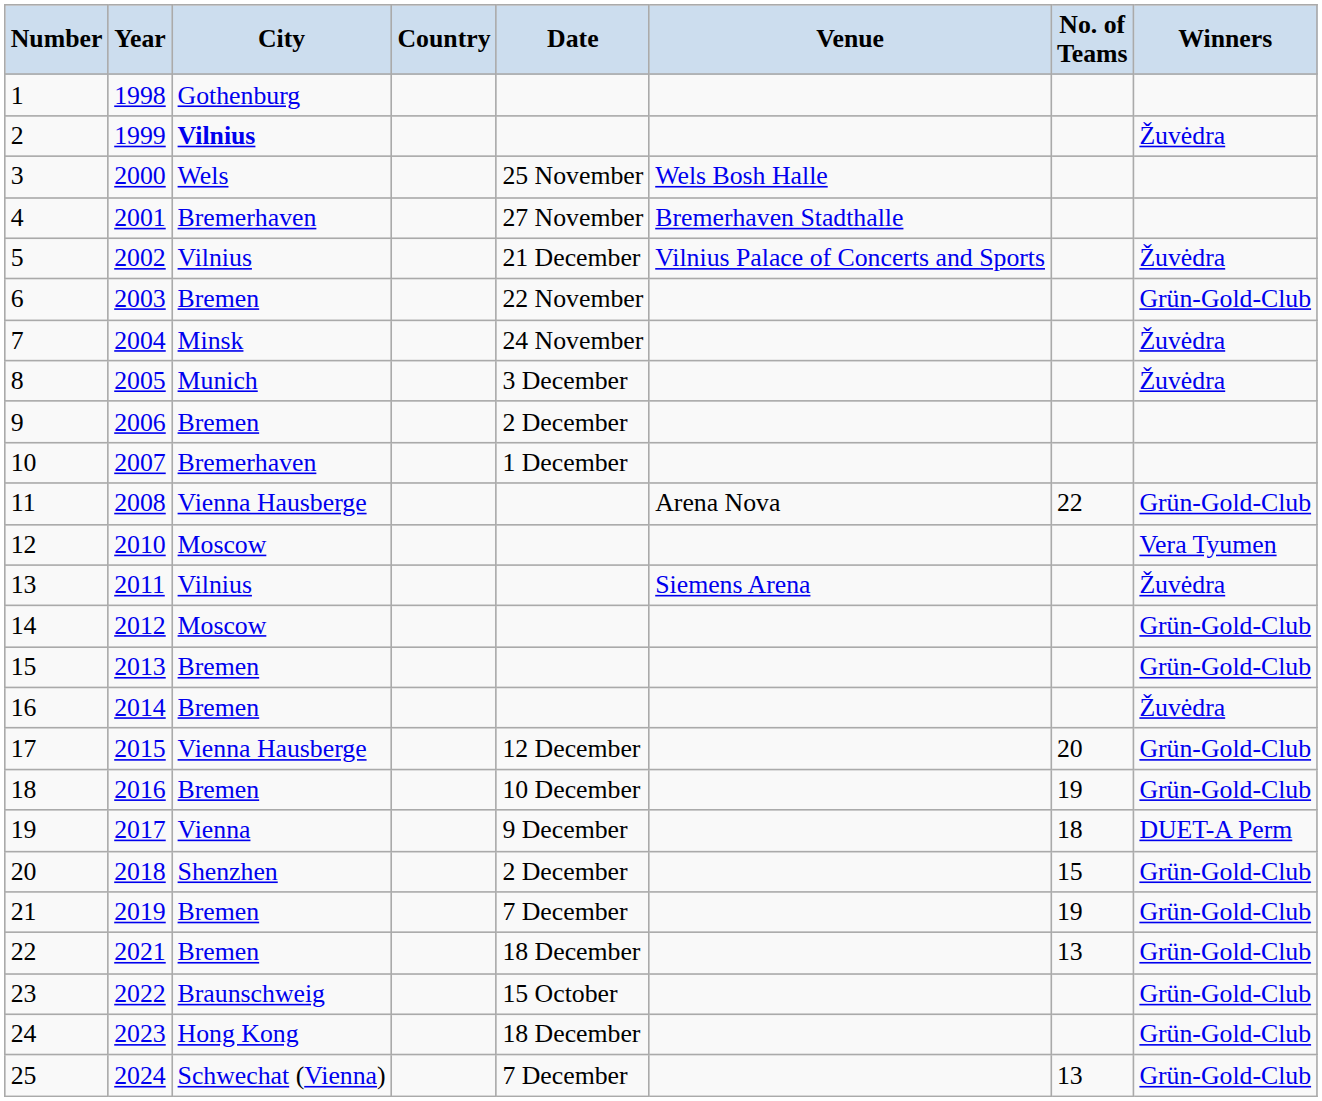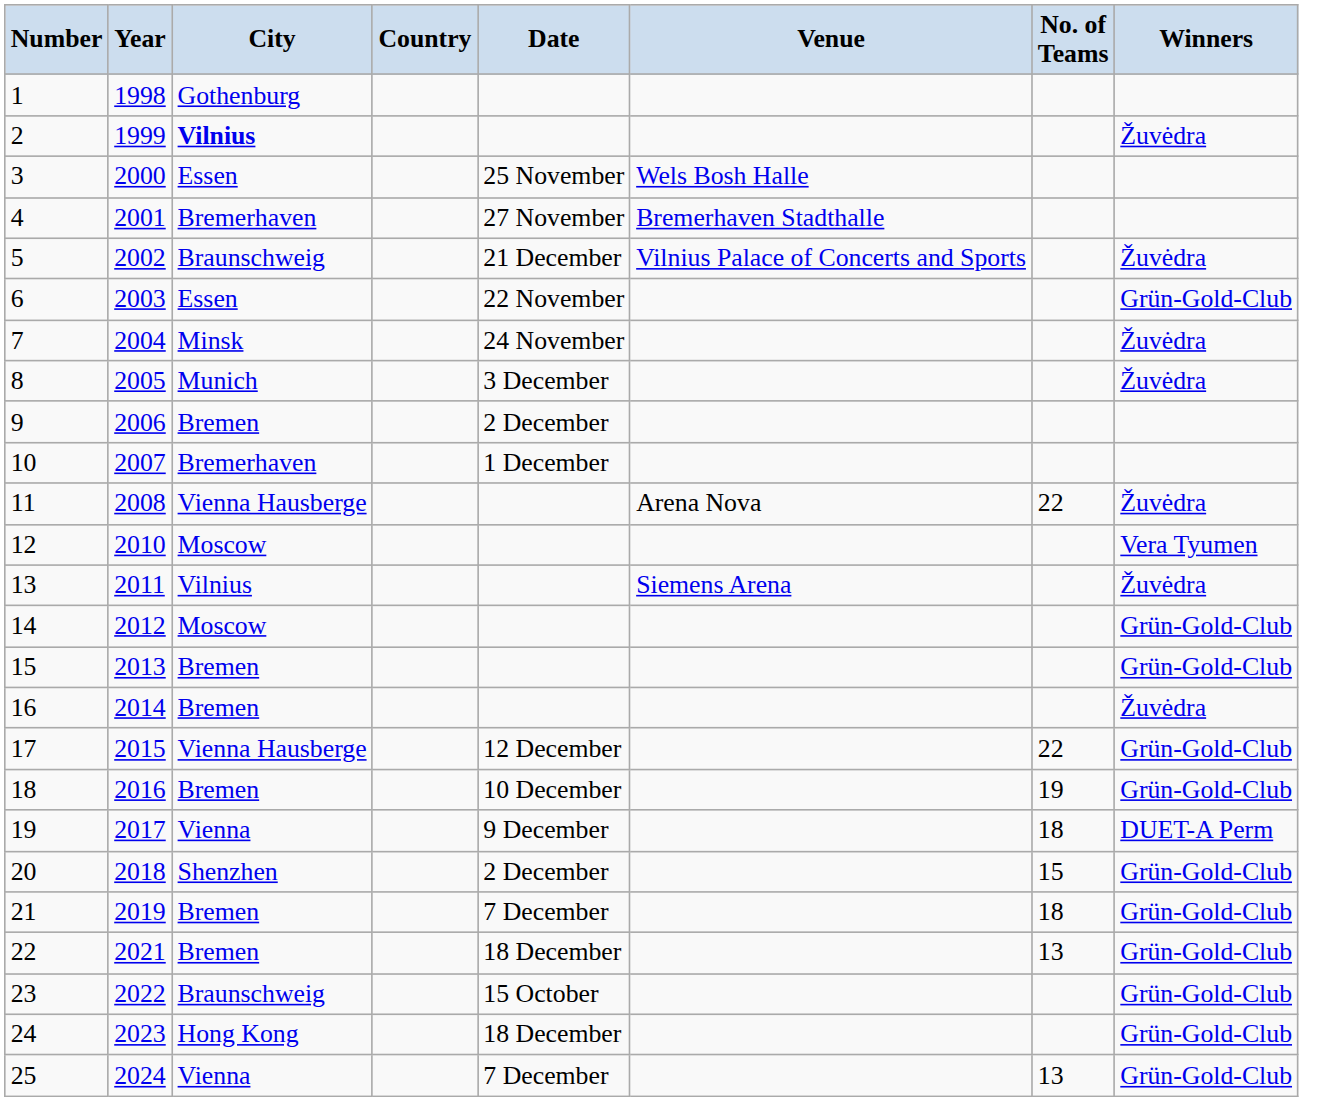(203, 176) Wels -> (208, 176) Essen
(215, 258) Vilnius -> (251, 258) Braunschweig
(218, 299) Bremen -> (208, 299) Essen
(1225, 503) Grün-Gold-Club -> (1163, 503) Žuvėdra
(1070, 748) 20 -> (1051, 748) 22
(1070, 911) 19 -> (1051, 911) 18
(282, 1075) Schwechat (Vienna) -> (214, 1075) Vienna
